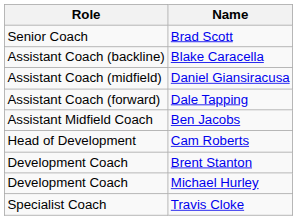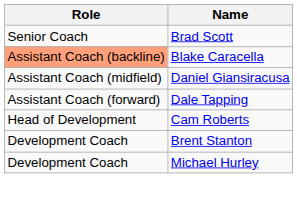(86, 57) no background -> (86, 57) lightsalmon background
- row: (206, 120)
- row: (207, 204)
